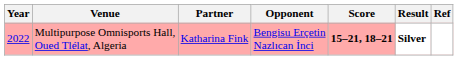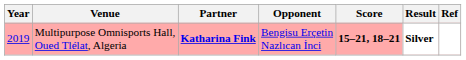(18, 39) 2022 -> (18, 39) 2019
(214, 39) normal -> (218, 39) bold
